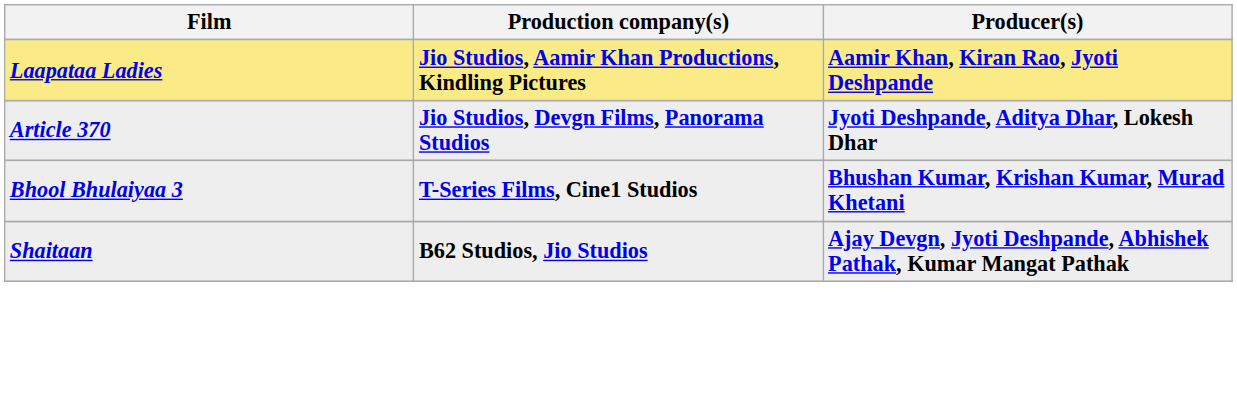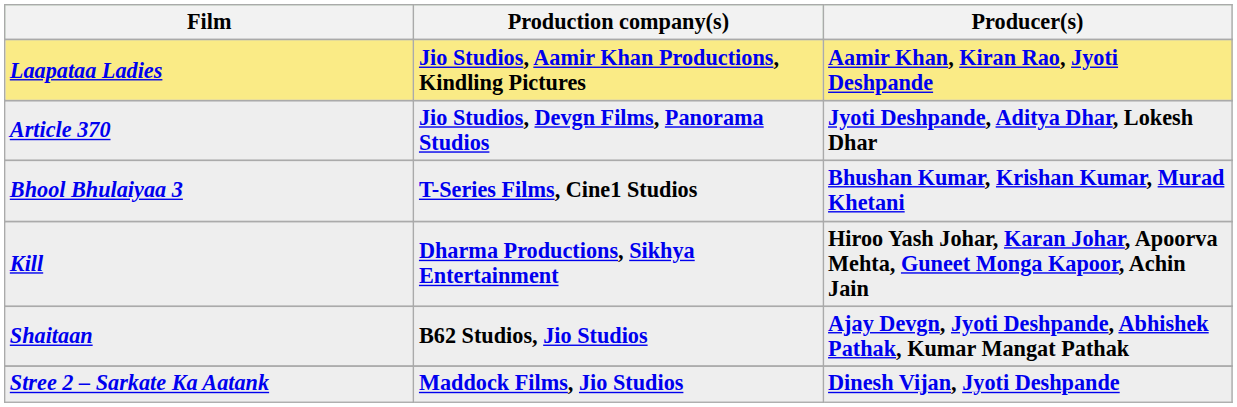+ row: (27, 263)
+ row: (139, 383)
